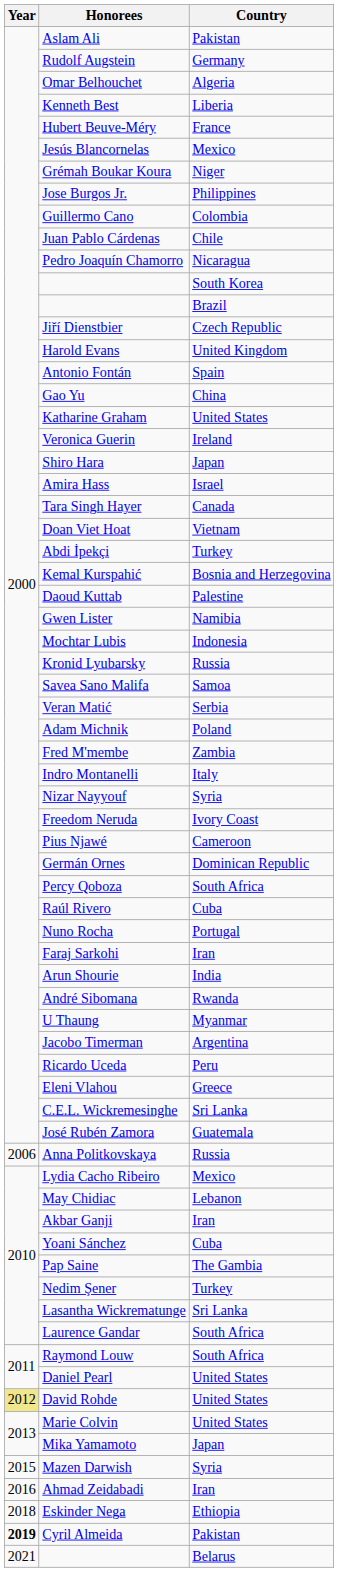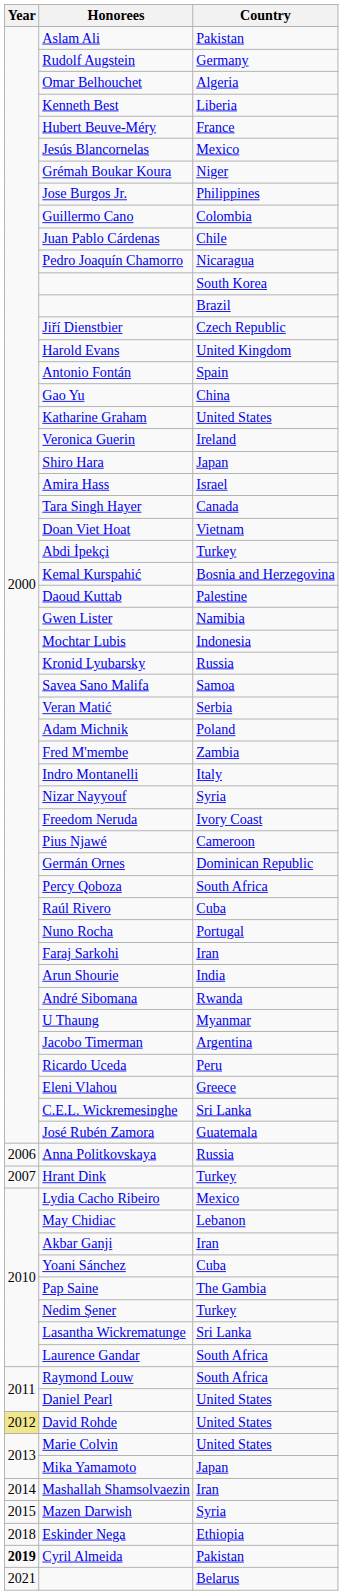+ row: (74, 1176)
+ row: (116, 1489)
- row: (93, 1489)
